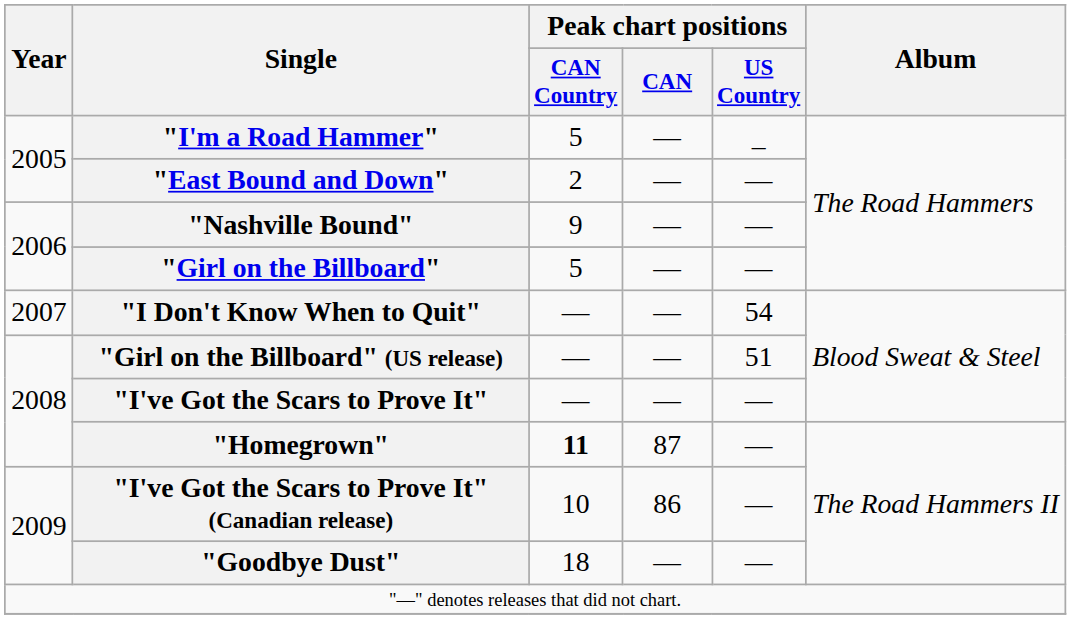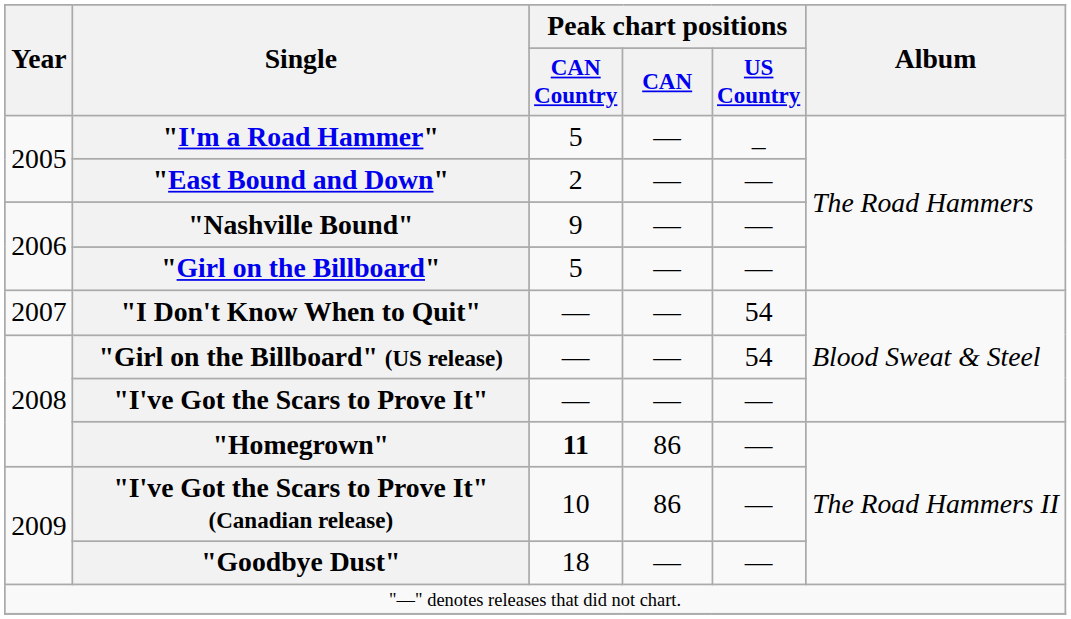(759, 356) 51 -> (759, 356) 54
(667, 443) 87 -> (667, 443) 86
